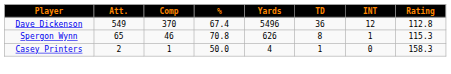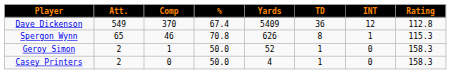(270, 24) 5496 -> (270, 24) 5409
+ row: (49, 50)
(169, 50) 1 -> (169, 62) 0
